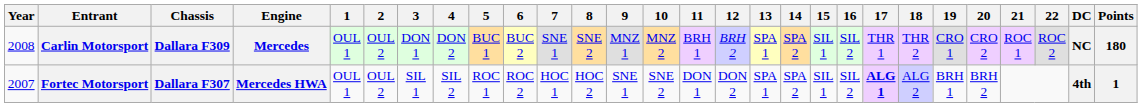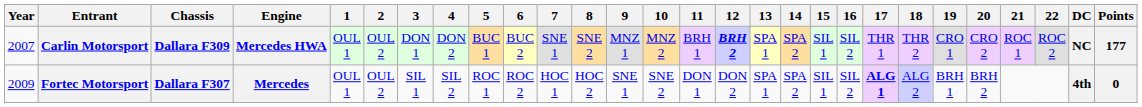(21, 45) 2008 -> (21, 45) 2007
(281, 45) Mercedes -> (281, 45) Mercedes HWA
(733, 45) normal -> (733, 45) bold
(1116, 45) 180 -> (1116, 45) 177
(21, 83) 2007 -> (21, 83) 2009
(281, 83) Mercedes HWA -> (281, 83) Mercedes
(1116, 83) 1 -> (1116, 83) 0
